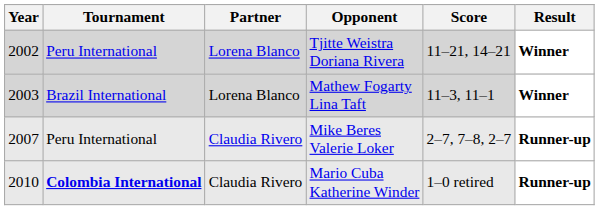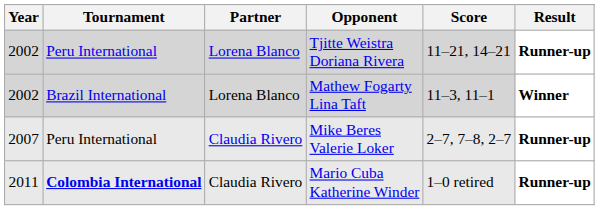(544, 52) Winner -> (555, 52) Runner-up
(24, 95) 2003 -> (24, 95) 2002
(24, 182) 2010 -> (24, 182) 2011
